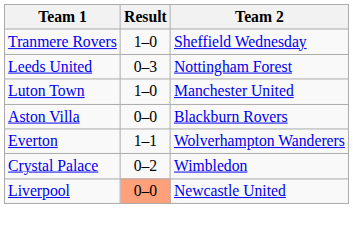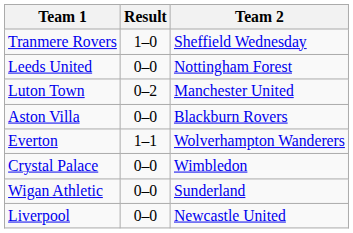(145, 66) 0–3 -> (145, 66) 0–0
(145, 91) 1–0 -> (145, 91) 0–2
(145, 166) 0–2 -> (145, 166) 0–0
+ row: (55, 191)
(145, 191) lightsalmon background -> (145, 215) no background
